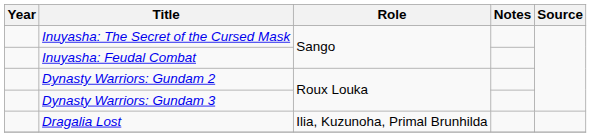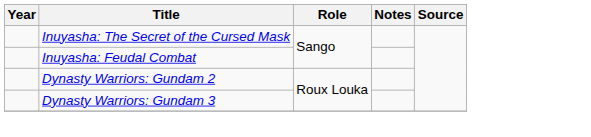- row: (82, 121)
